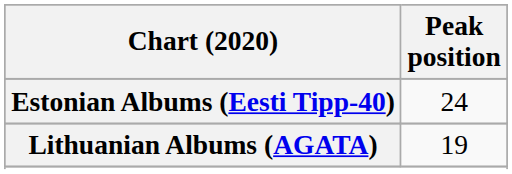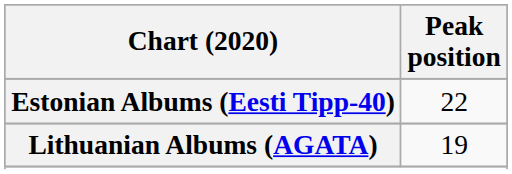(454, 100) 24 -> (454, 100) 22
